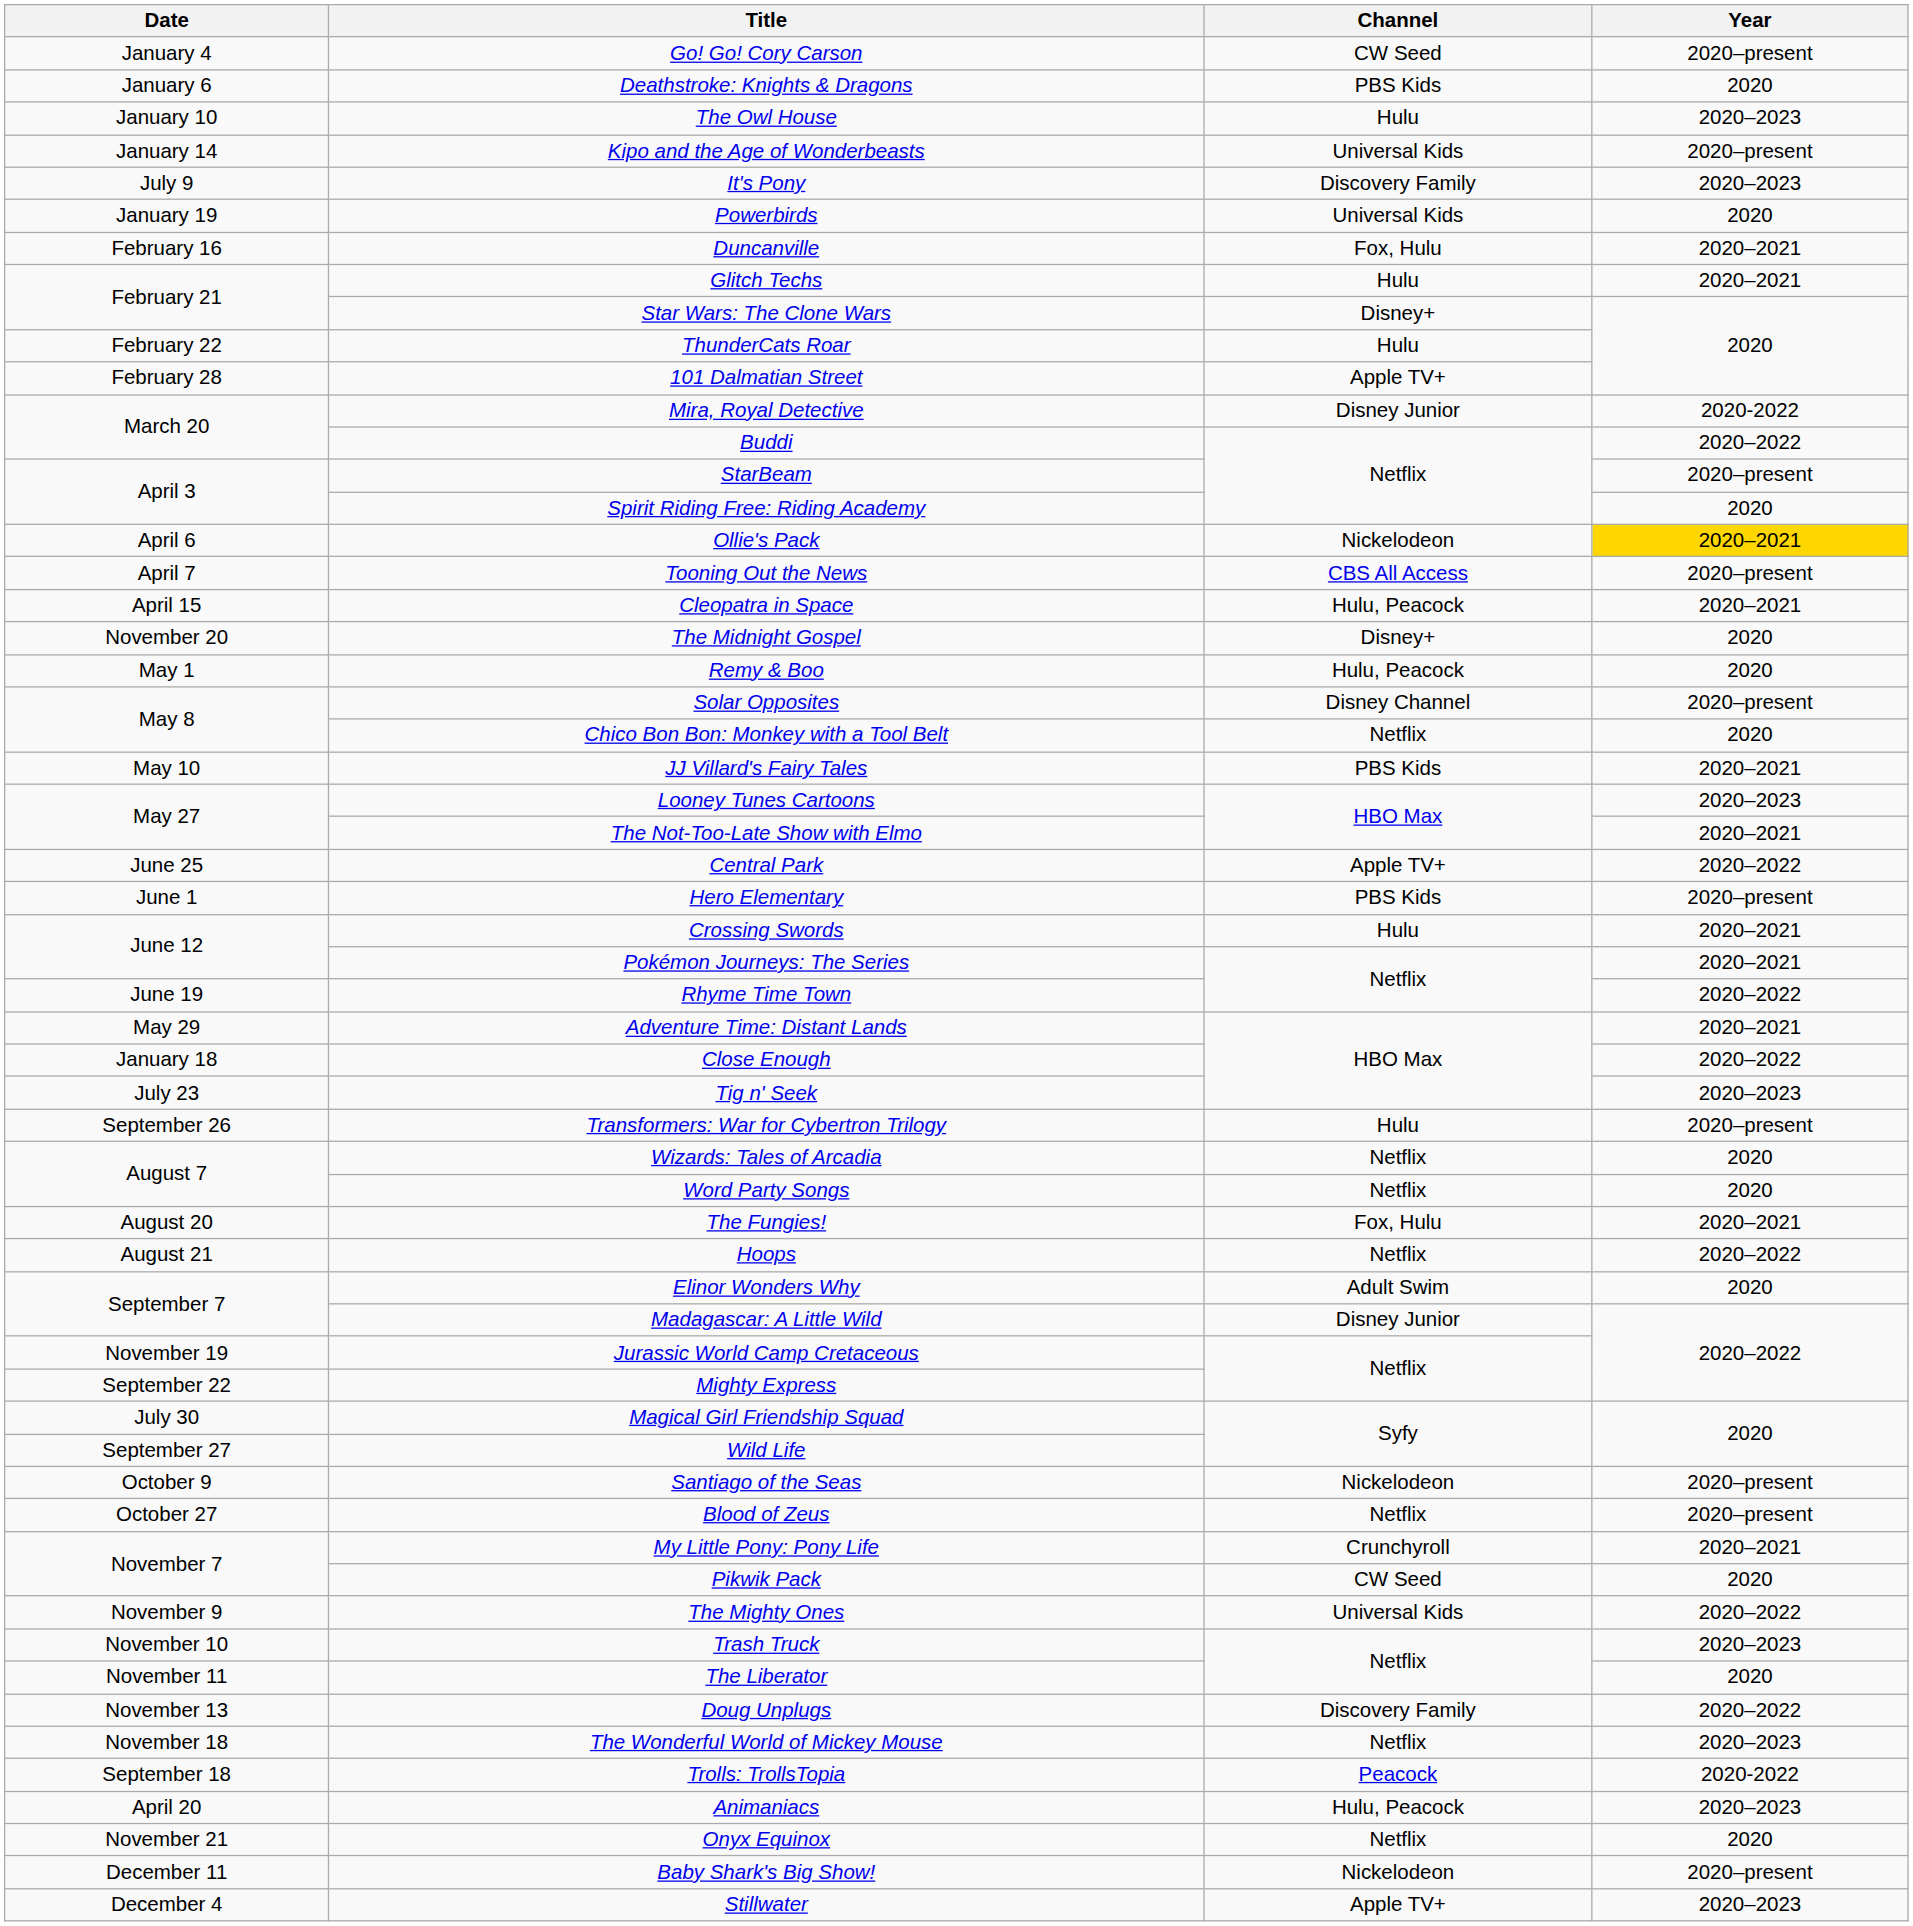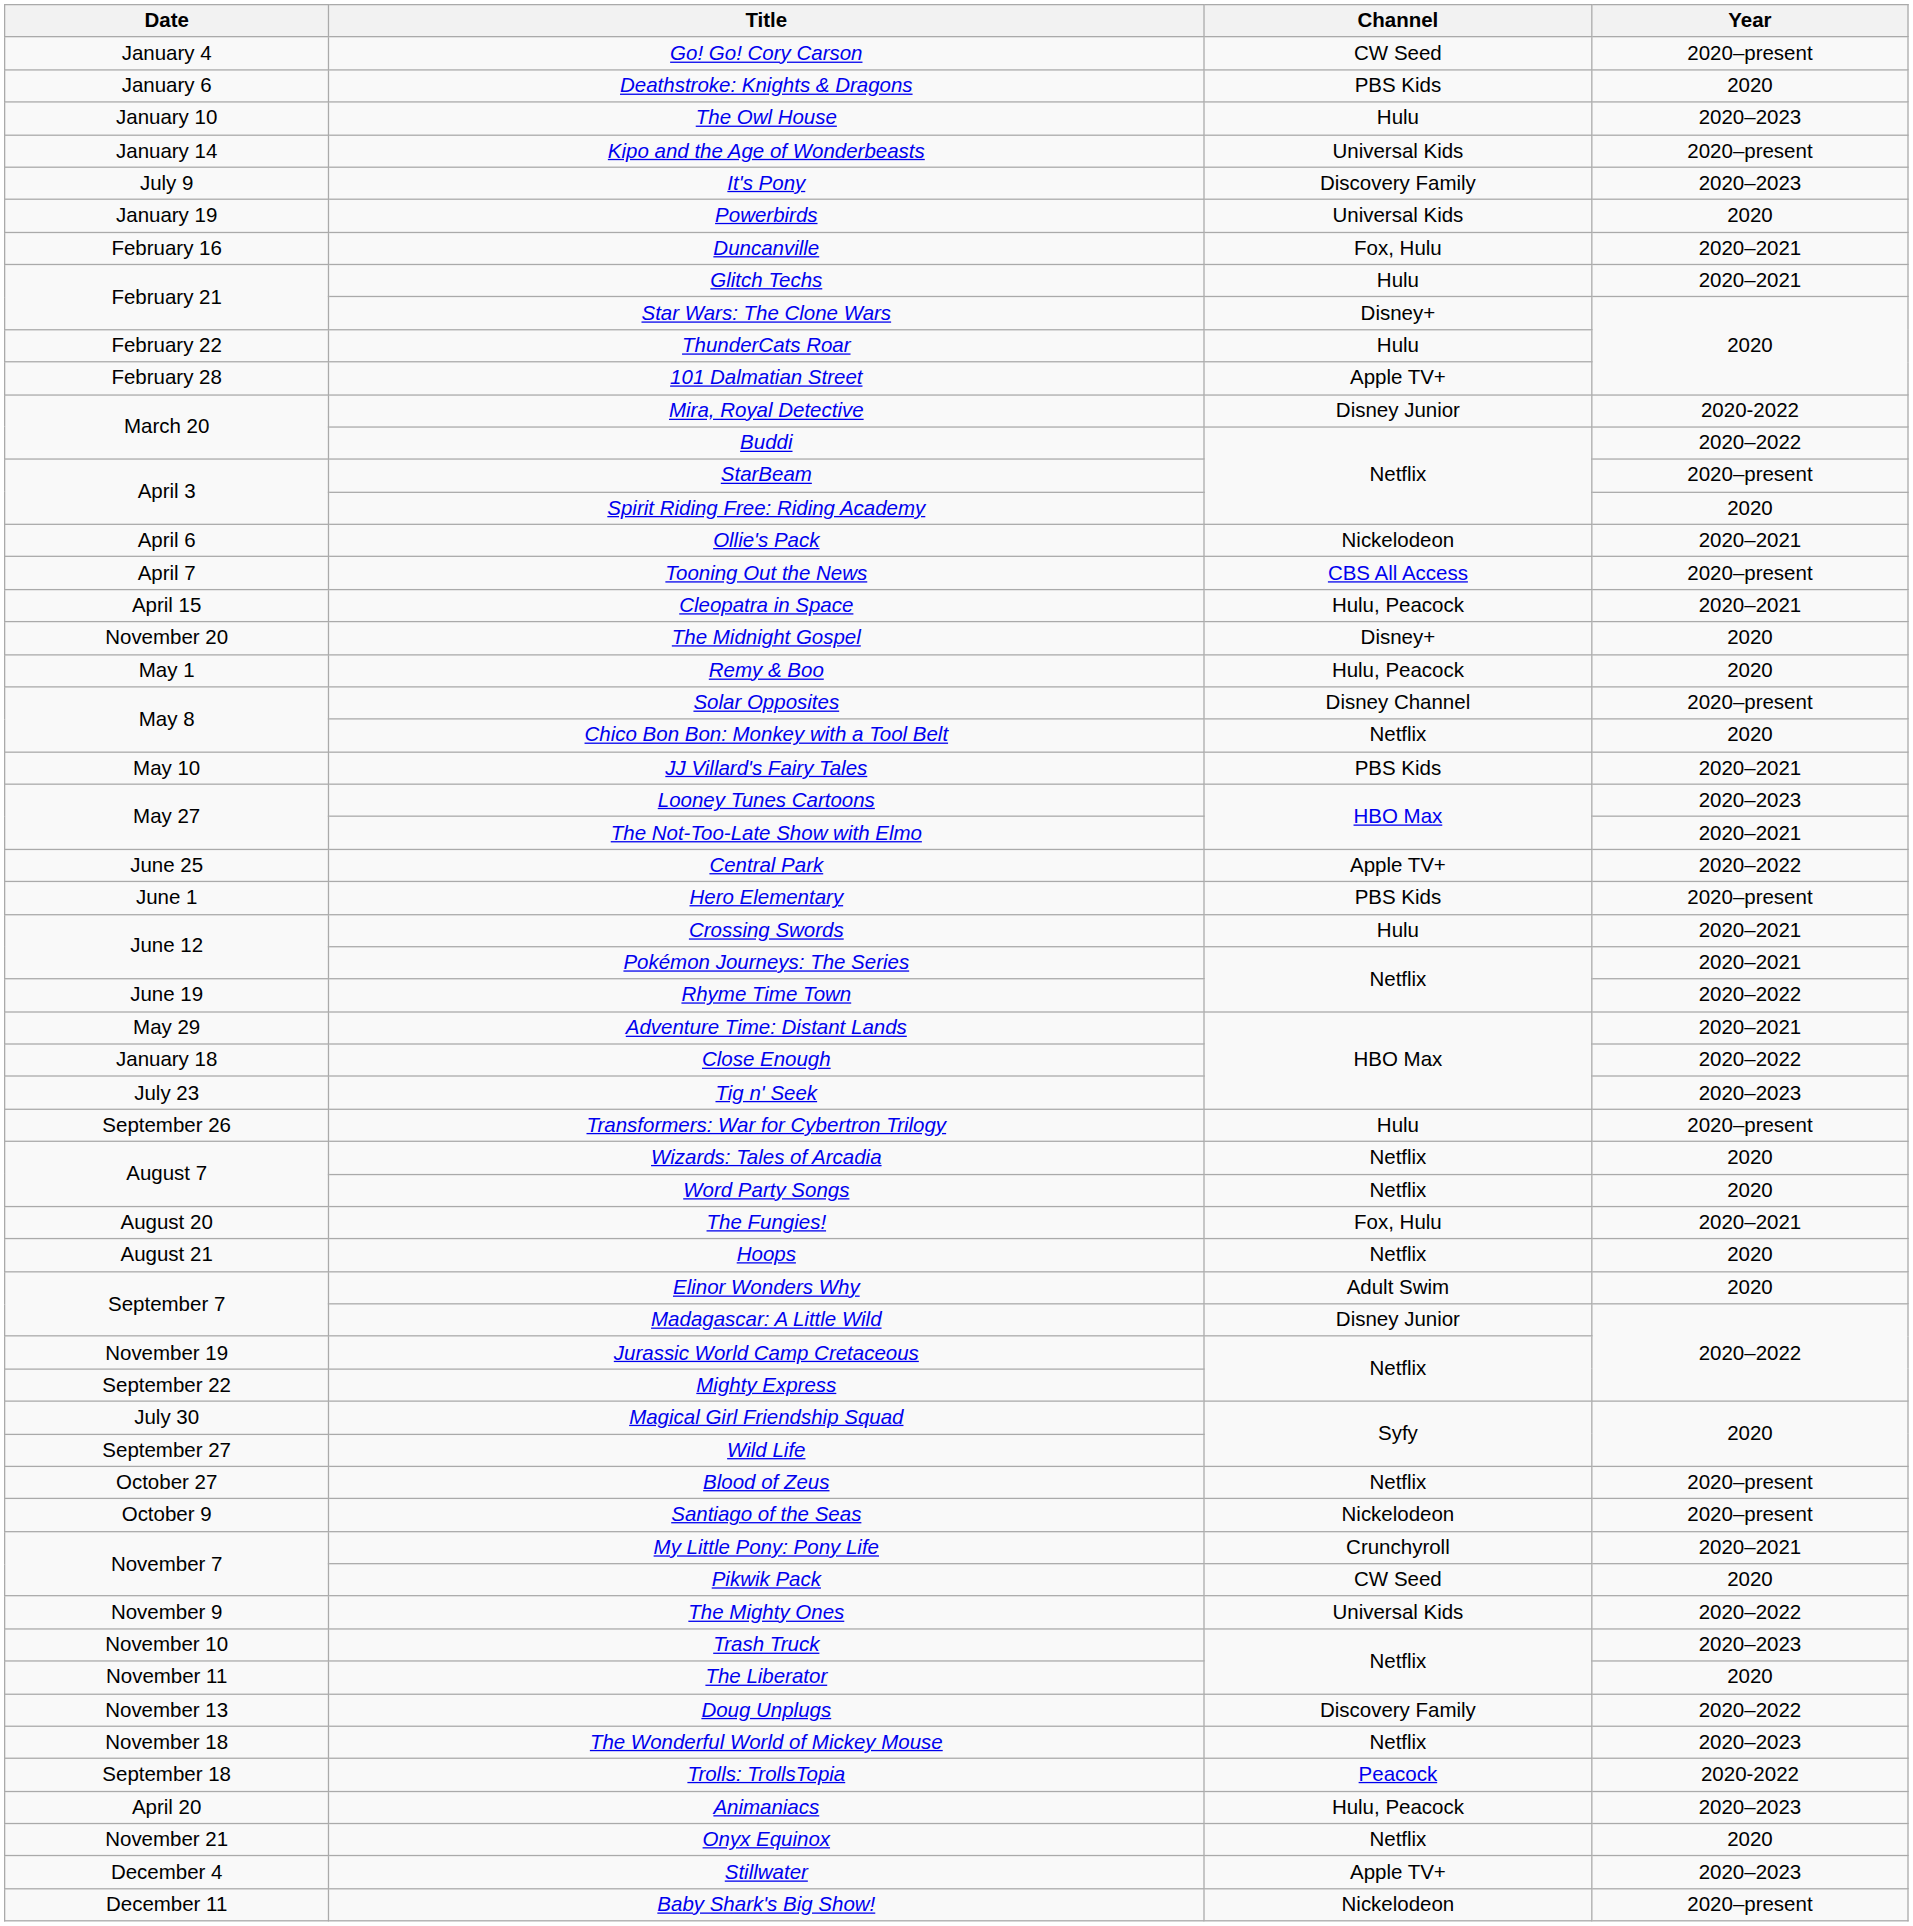(1750, 540) gold background -> (1750, 540) no background
(1750, 1254) 2020–2022 -> (1750, 1254) 2020
rows swapped: (766, 1482) <-> (766, 1514)
rows swapped: (766, 1904) <-> (766, 1872)
